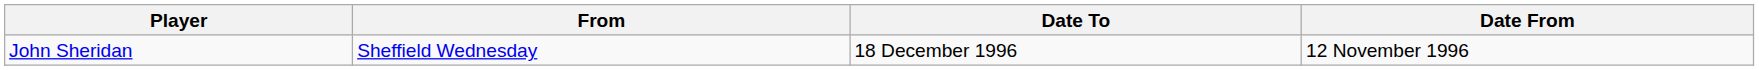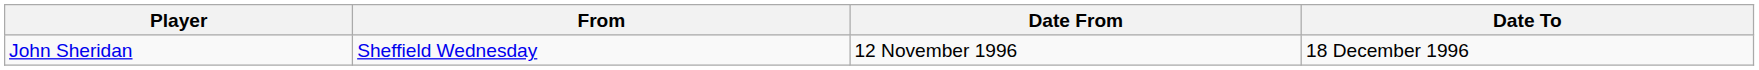columns swapped: (1527, 20) <-> (1076, 20)
